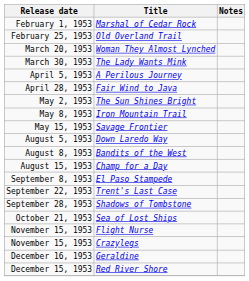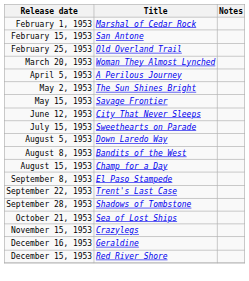+ row: (120, 37)
- row: (141, 62)
- row: (136, 88)
- row: (141, 114)
+ row: (148, 114)
+ row: (146, 127)
- row: (125, 230)
